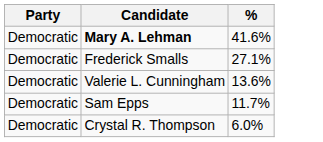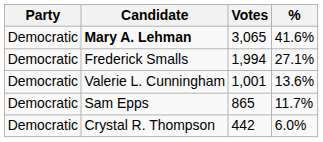+ column: (250, 15)
